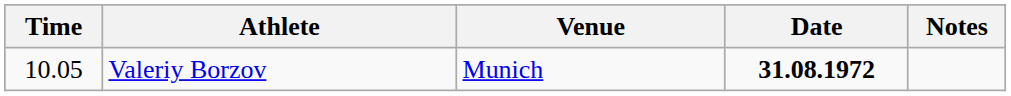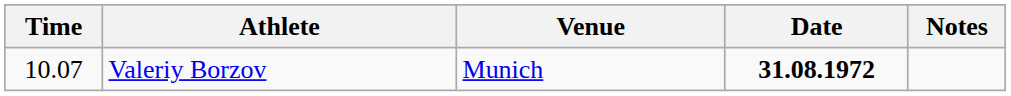(54, 68) 10.05 -> (54, 68) 10.07
